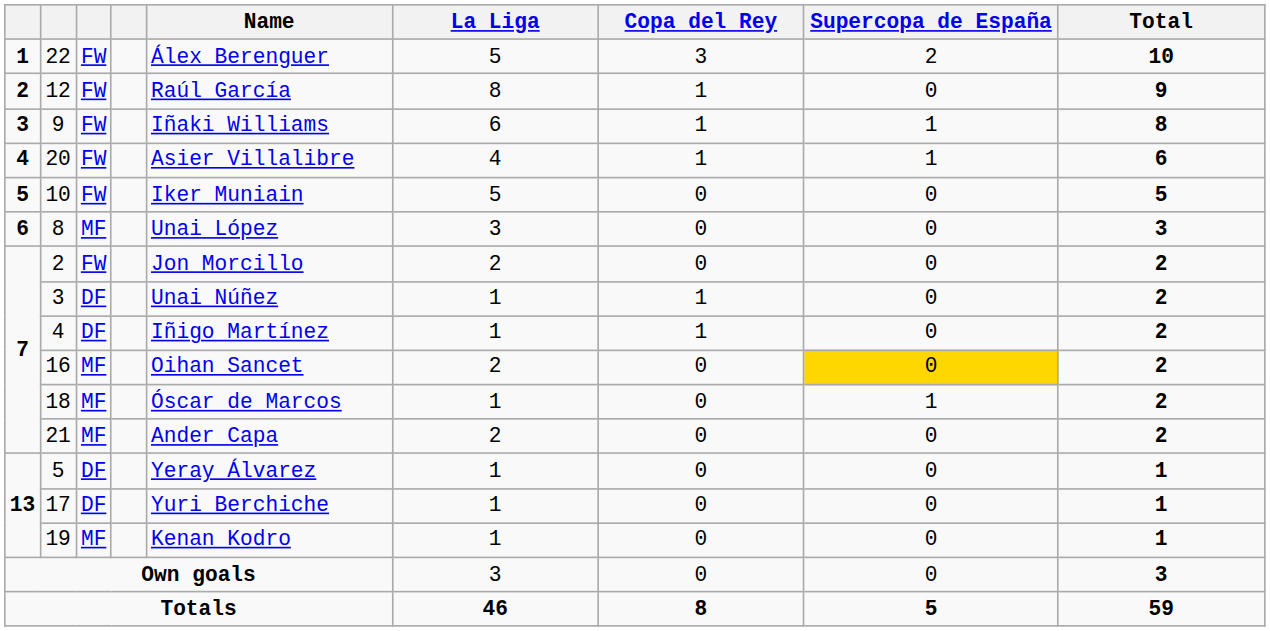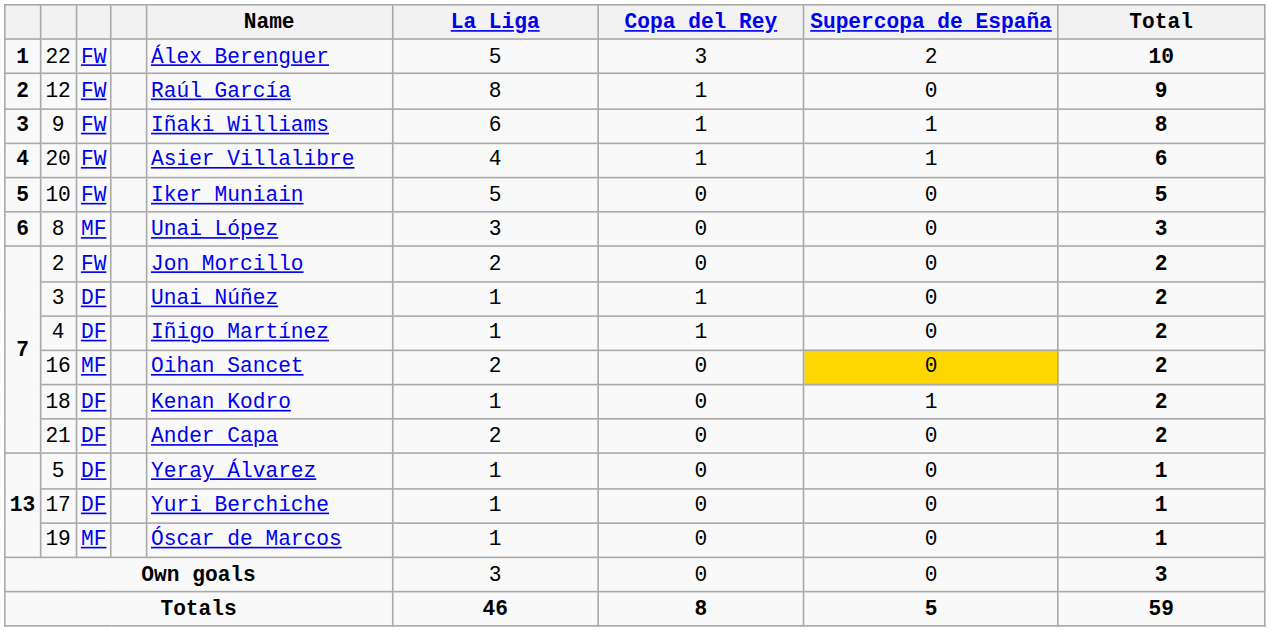(94, 402) MF -> (94, 402) DF
(246, 402) Óscar de Marcos -> (221, 402) Kenan Kodro
(94, 437) MF -> (94, 437) DF
(221, 540) Kenan Kodro -> (246, 540) Óscar de Marcos
